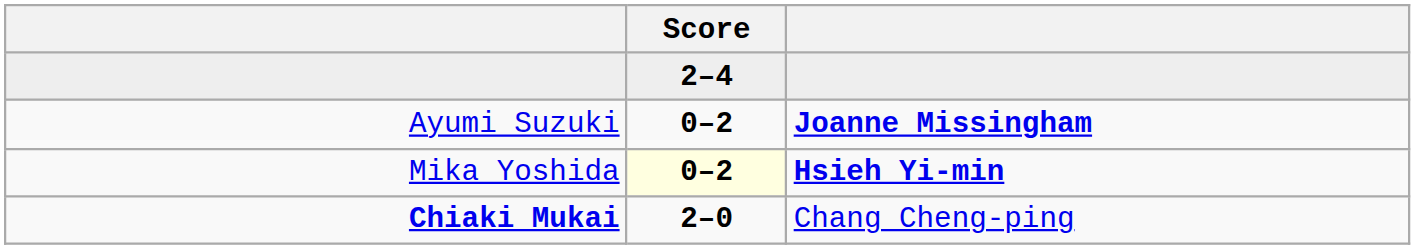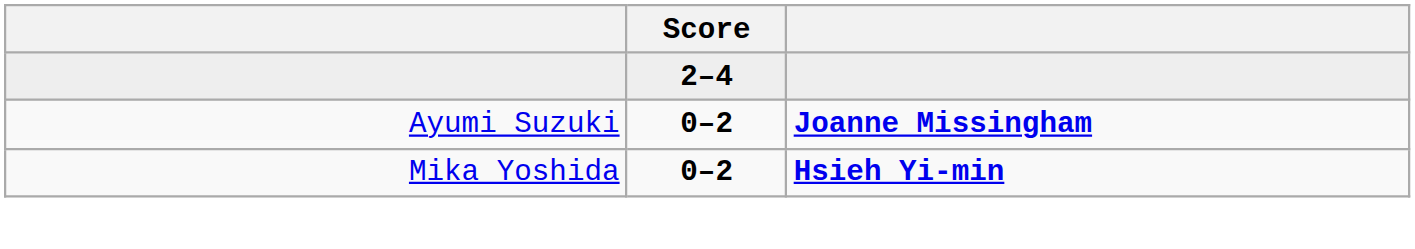(707, 172) lightyellow background -> (707, 172) no background
- row: (514, 220)
